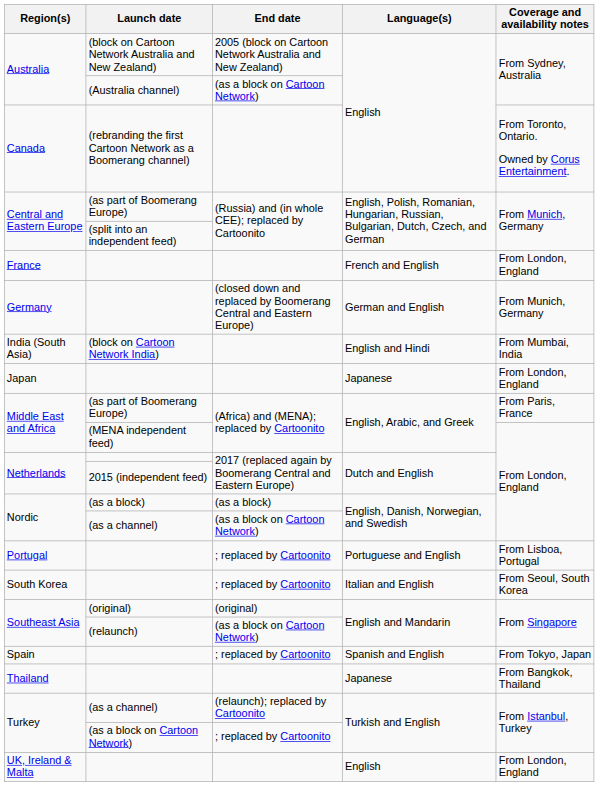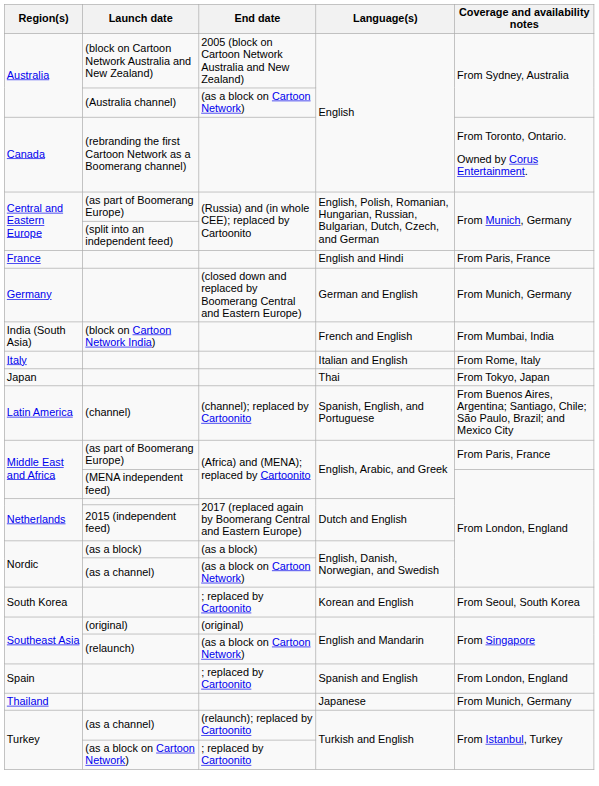(392, 265) French and English -> (361, 259) English and Hindi
(533, 265) From London, England -> (504, 259) From Paris, France
(387, 349) English and Hindi -> (365, 336) French and English
+ row: (17, 360)
(369, 378) Japanese -> (329, 377) Thai
(533, 378) From London, England -> (503, 377) From Tokyo, Japan
+ row: (40, 413)
- row: (27, 555)
(389, 585) Italian and English -> (366, 602) Korean and English
(545, 655) From Tokyo, Japan -> (512, 678) From London, England
(536, 678) From Bangkok, Thailand -> (514, 701) From Munich, Germany
- row: (39, 766)
